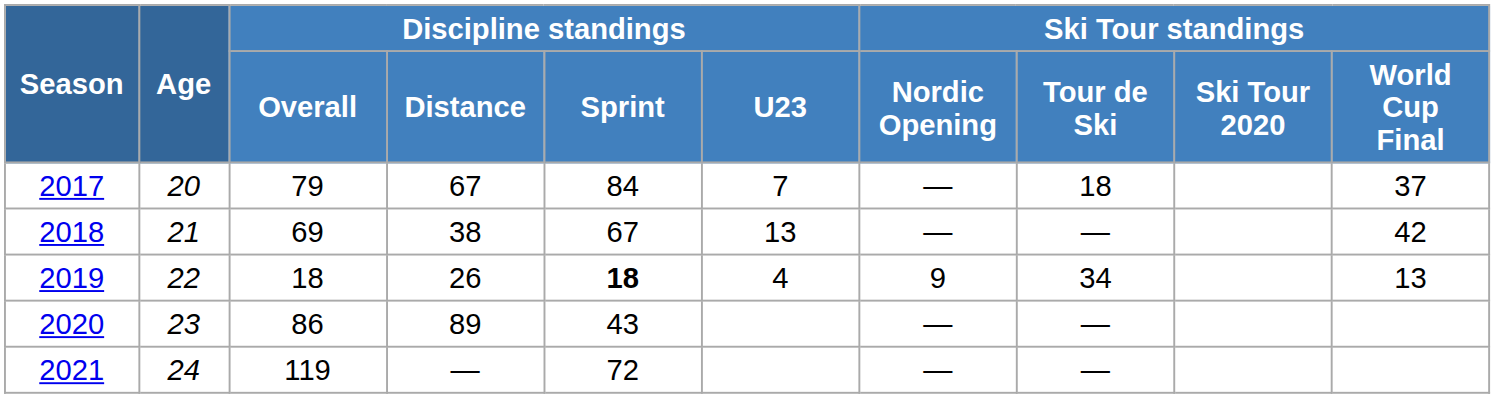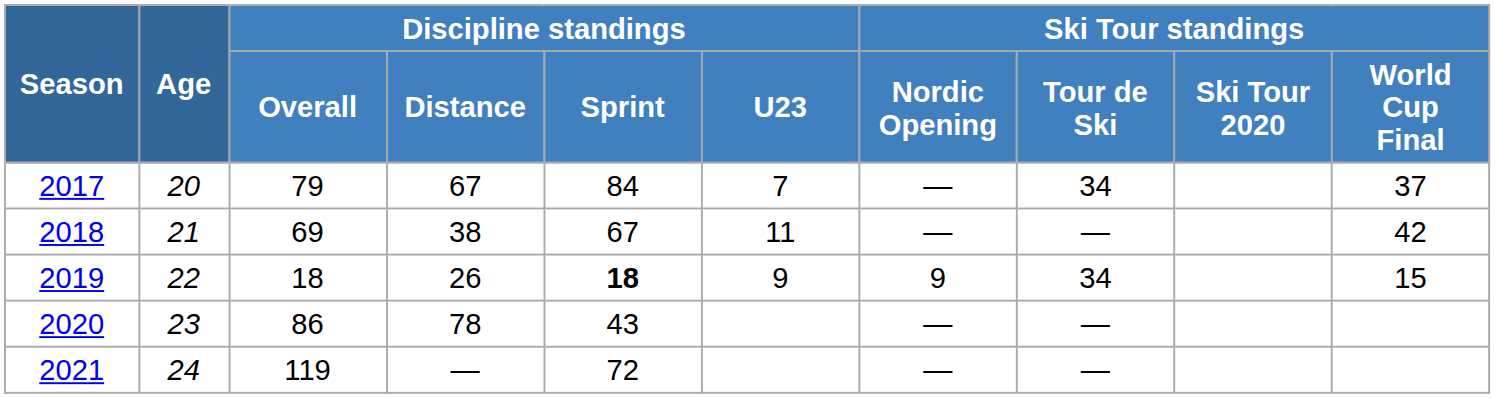(1095, 186) 18 -> (1095, 186) 34
(780, 232) 13 -> (780, 232) 11
(780, 278) 4 -> (780, 278) 9
(1411, 278) 13 -> (1411, 278) 15
(465, 325) 89 -> (465, 325) 78
